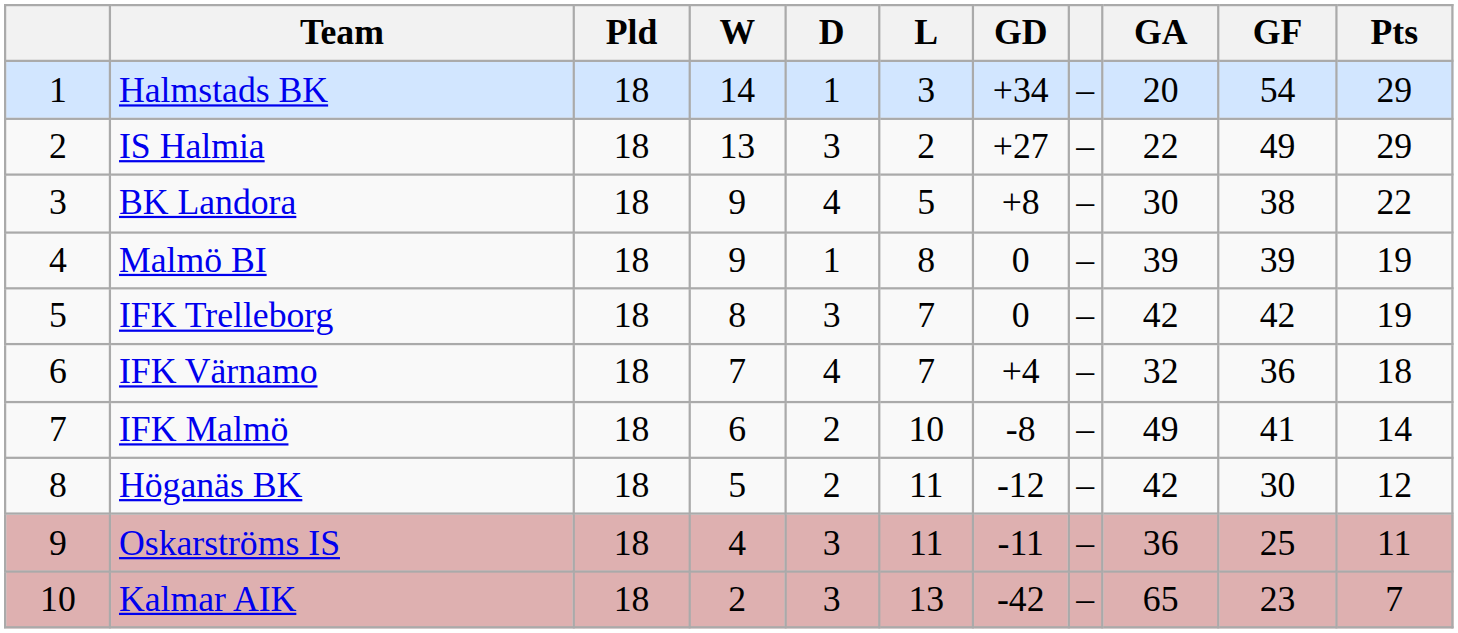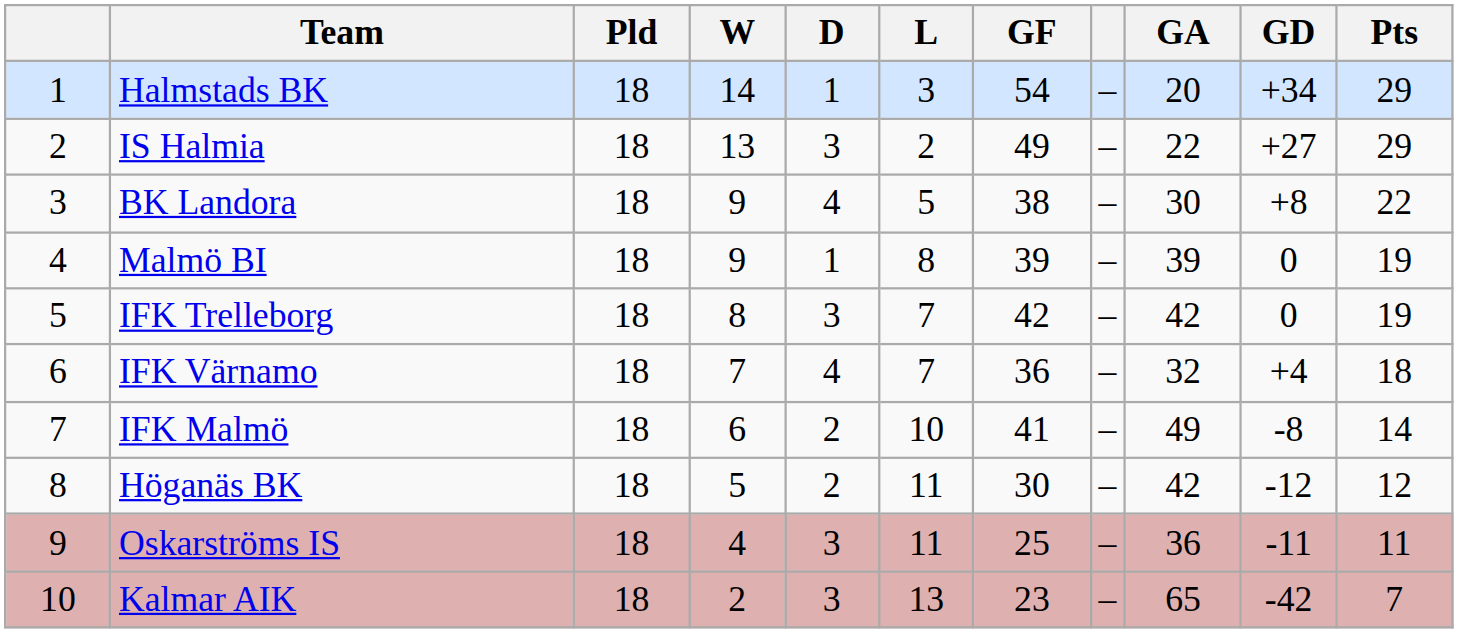columns swapped: (1277, 32) <-> (1021, 32)
